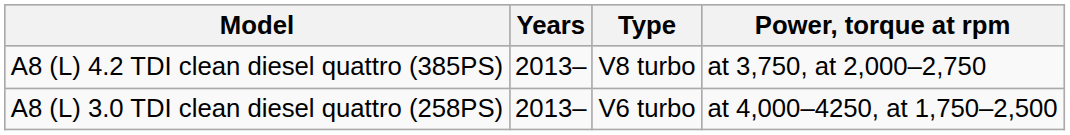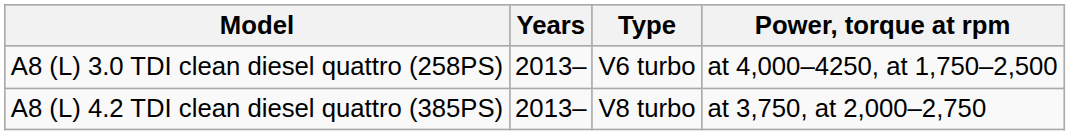rows swapped: (257, 107) <-> (257, 66)
